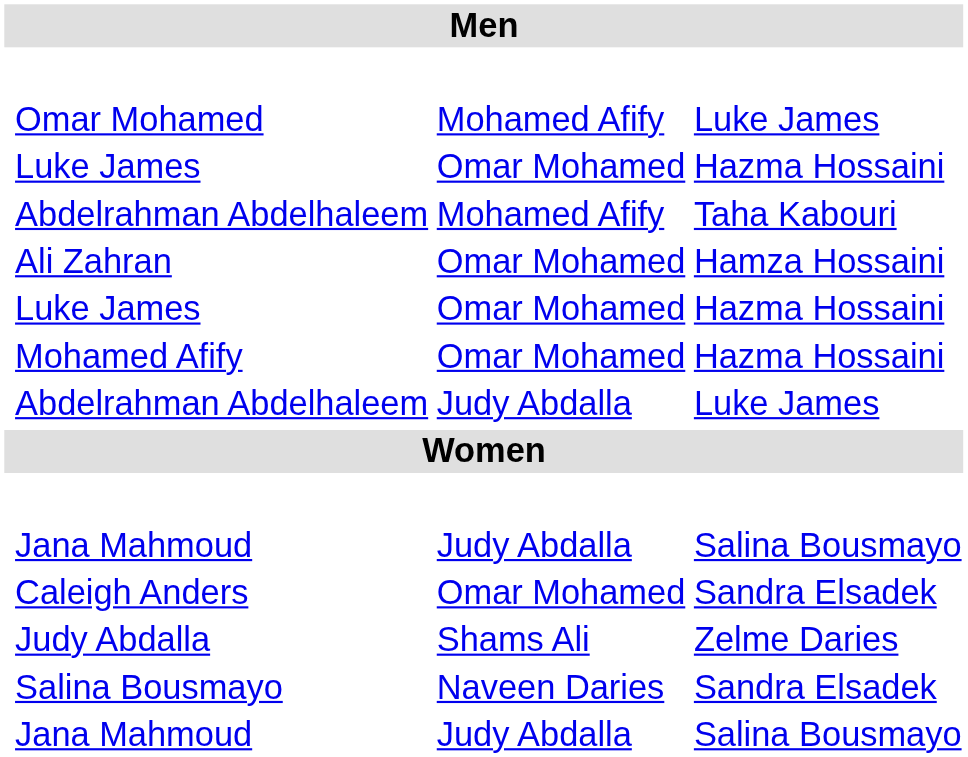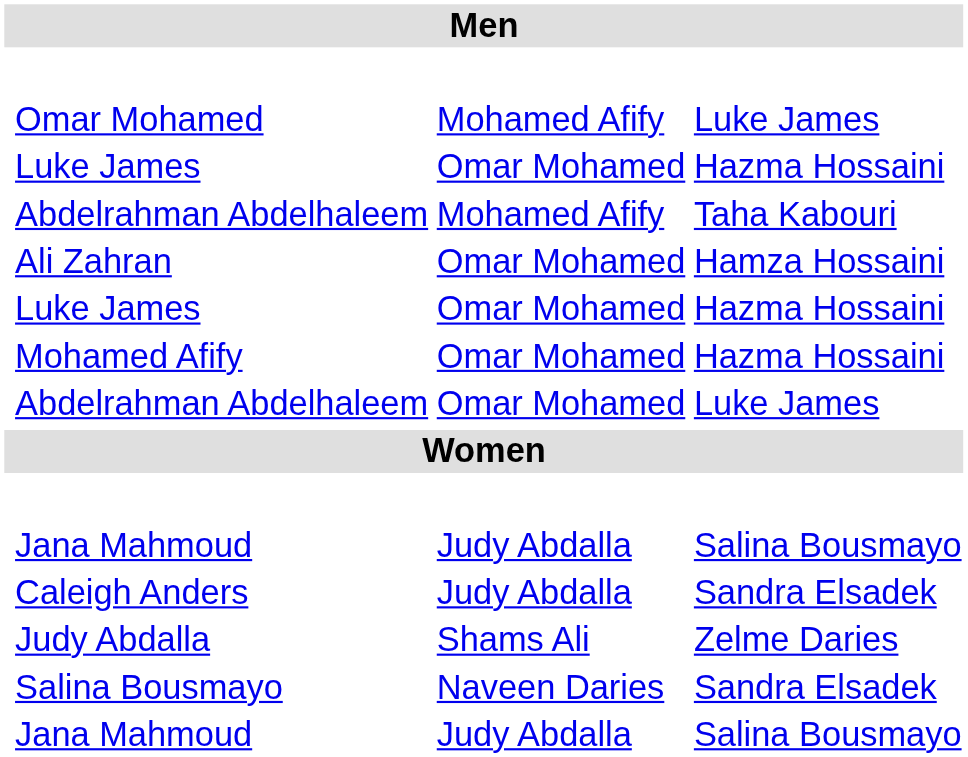(534, 403) Judy Abdalla -> (561, 403) Omar Mohamed
(561, 592) Omar Mohamed -> (534, 592) Judy Abdalla
